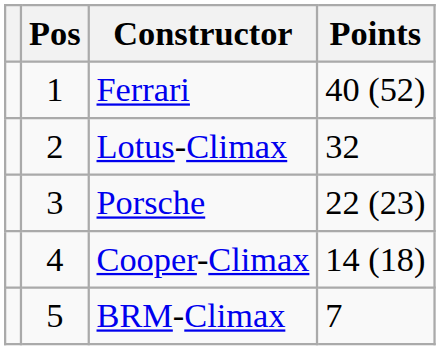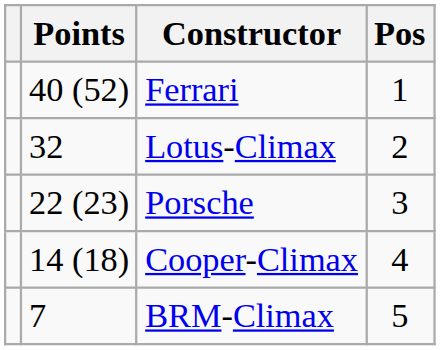columns swapped: (55, 33) <-> (375, 33)
